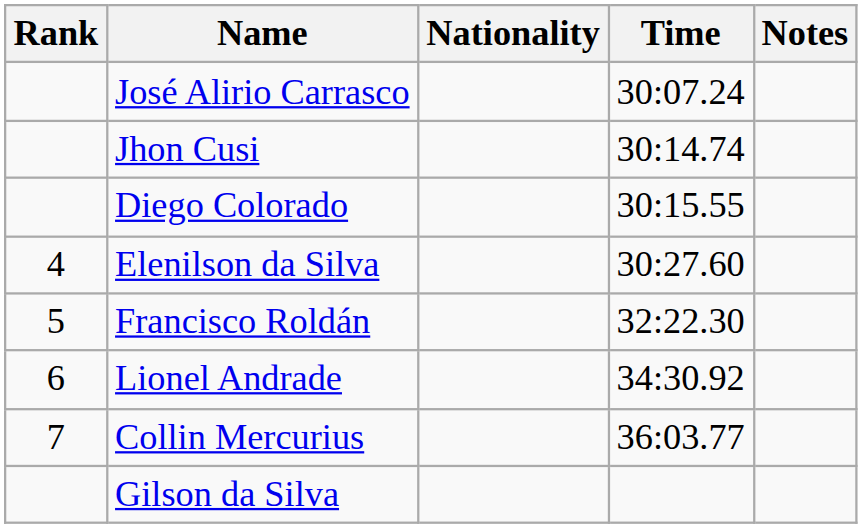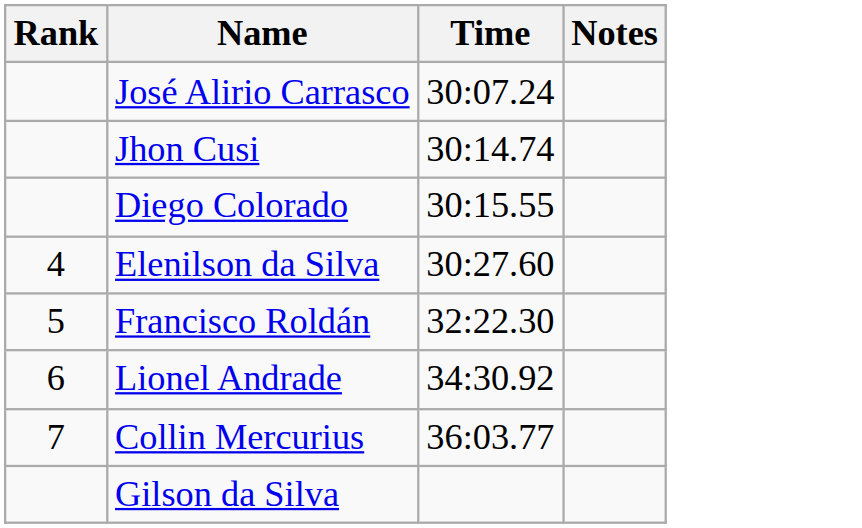- column: (513, 33)
